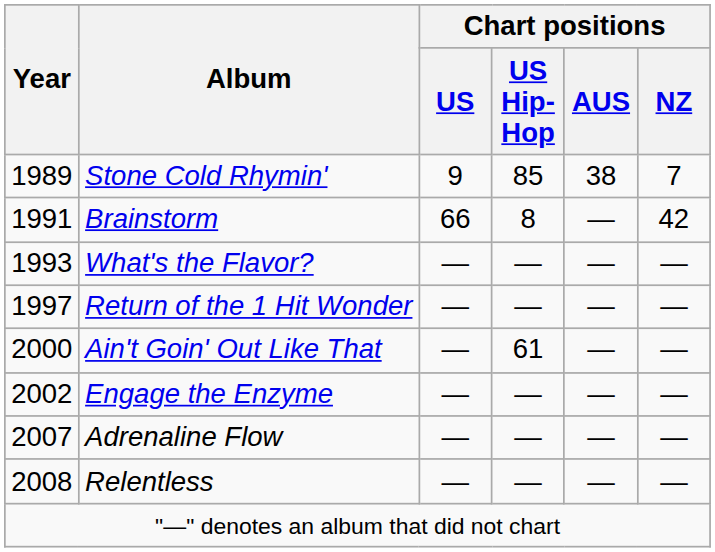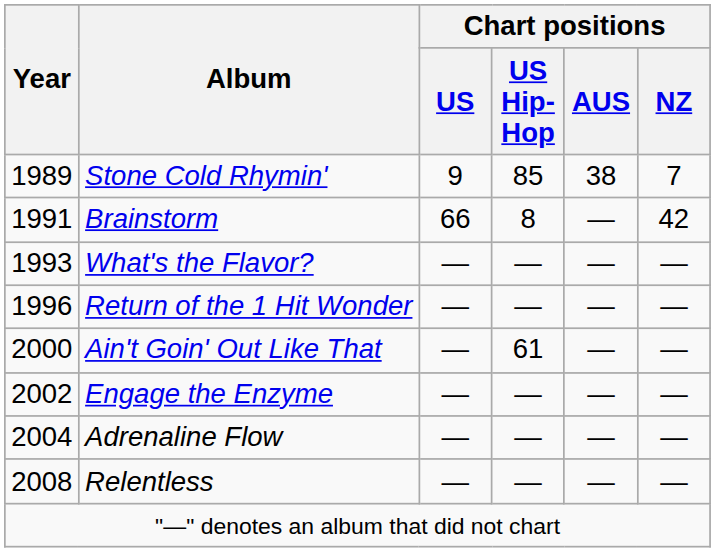(42, 306) 1997 -> (42, 306) 1996
(42, 437) 2007 -> (42, 437) 2004
